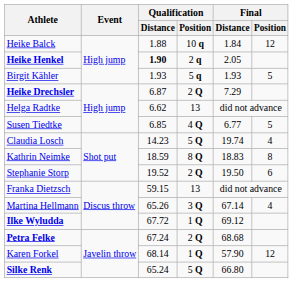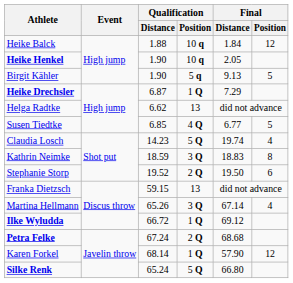(158, 60) bold -> (158, 60) normal
(195, 60) 2 q -> (195, 60) 10 q
(158, 76) 1.93 -> (158, 76) 1.90
(233, 76) 1.93 -> (233, 76) 9.13
(195, 92) 2 Q -> (195, 92) 1 Q
(195, 157) 8 Q -> (195, 157) 3 Q
(158, 222) 67.72 -> (158, 222) 66.72
